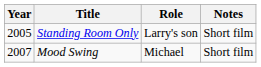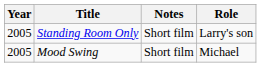columns swapped: (171, 14) <-> (228, 14)
(19, 52) 2007 -> (19, 52) 2005
